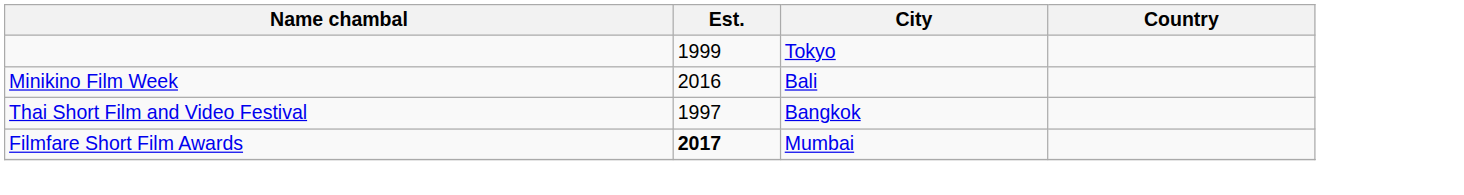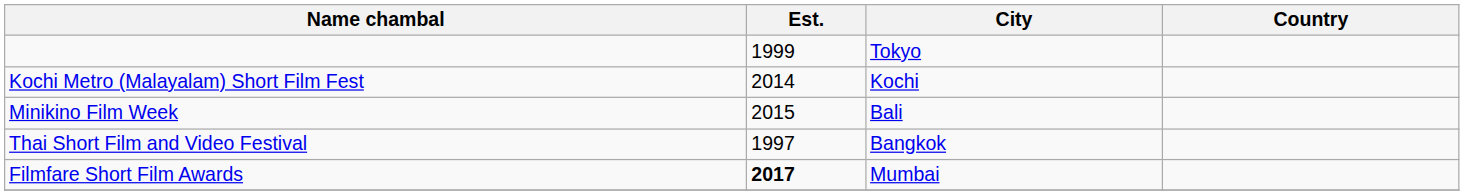+ row: (186, 81)
(699, 81) 2016 -> (773, 112) 2015
